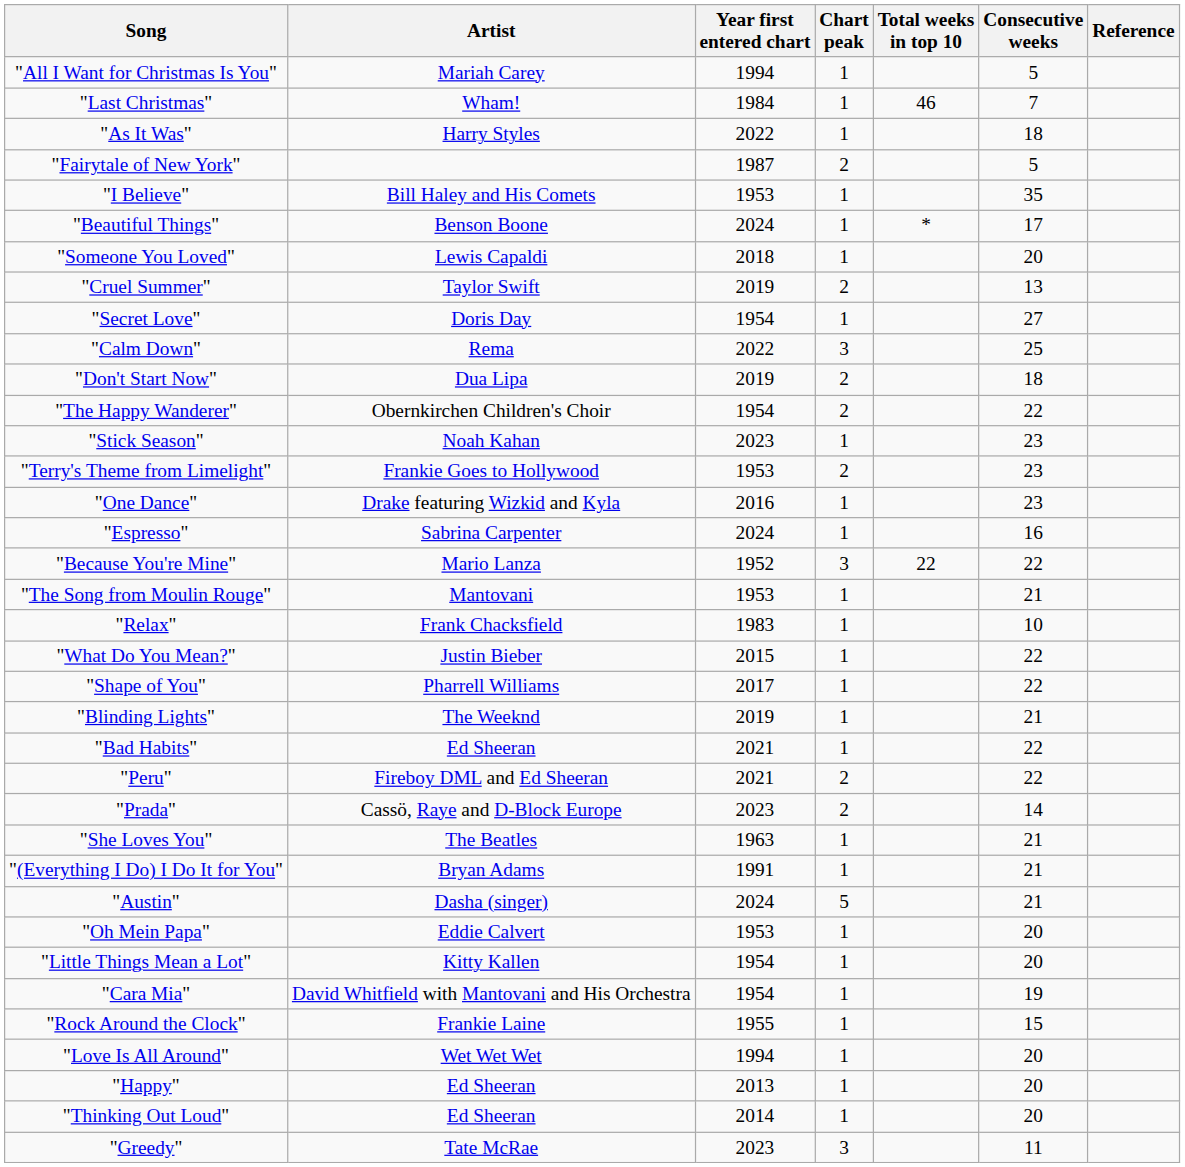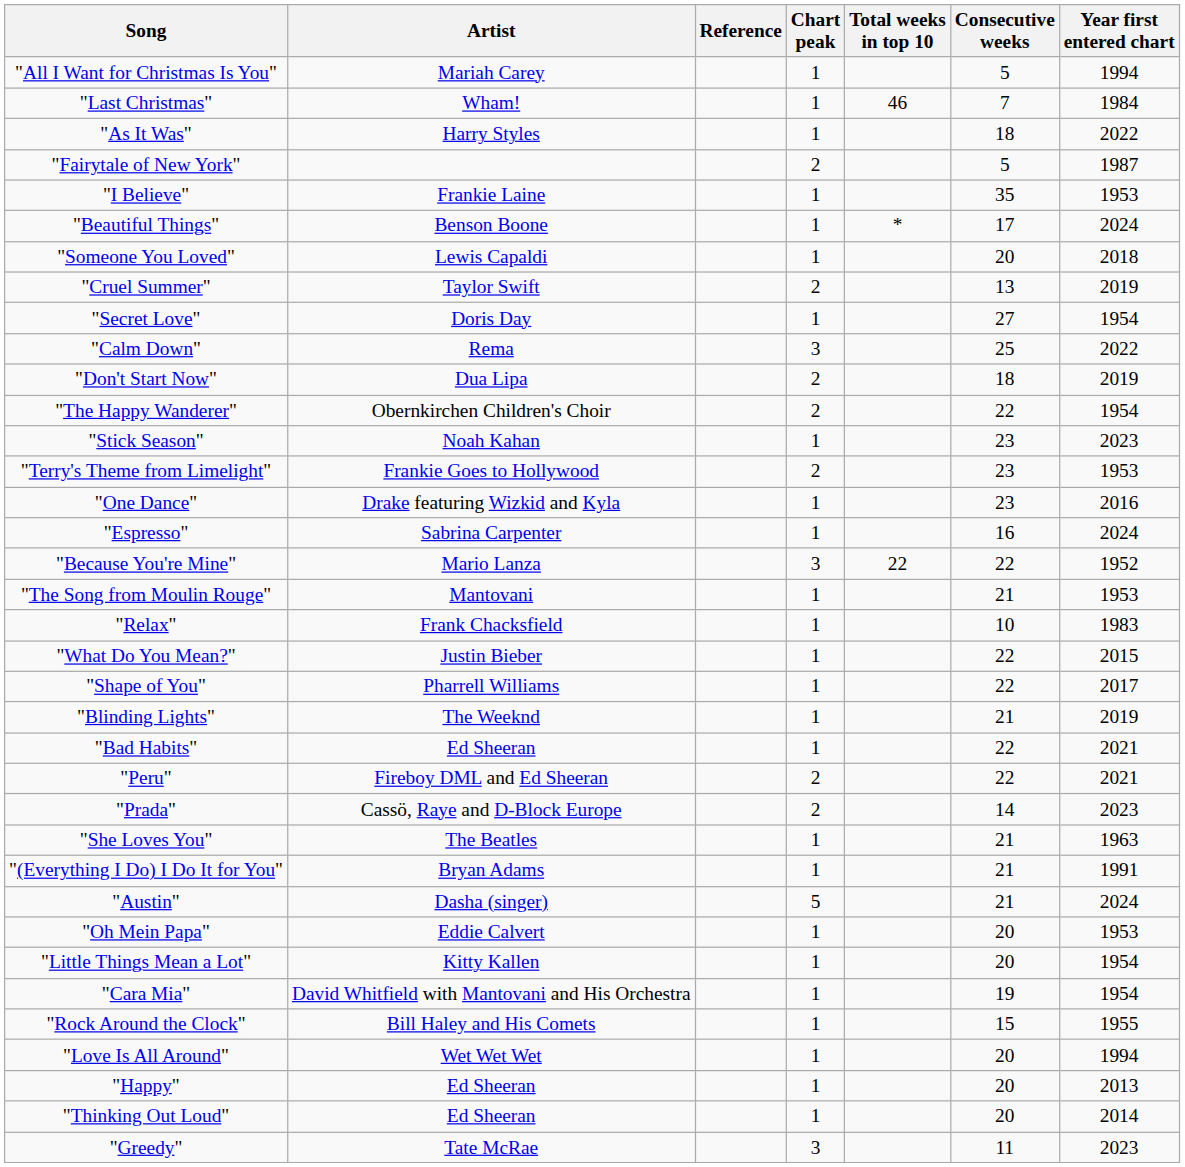columns swapped: (755, 30) <-> (1133, 30)
(491, 195) Bill Haley and His Comets -> (491, 195) Frankie Laine
(491, 1024) Frankie Laine -> (491, 1024) Bill Haley and His Comets
